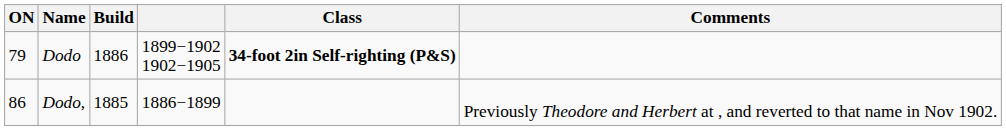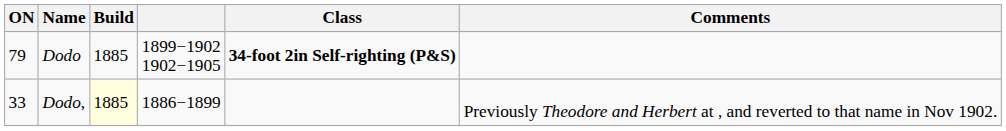(111, 55) 1886 -> (111, 55) 1885
(17, 102) 86 -> (17, 102) 33
(111, 102) no background -> (111, 102) lightyellow background
